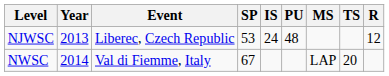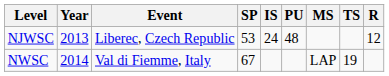(350, 60) 20 -> (350, 60) 19
